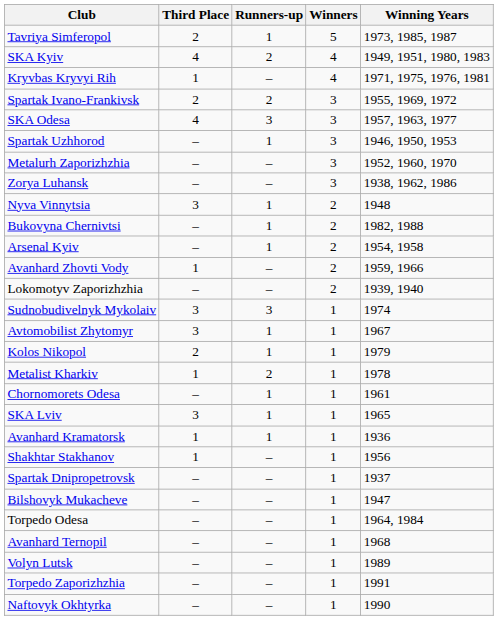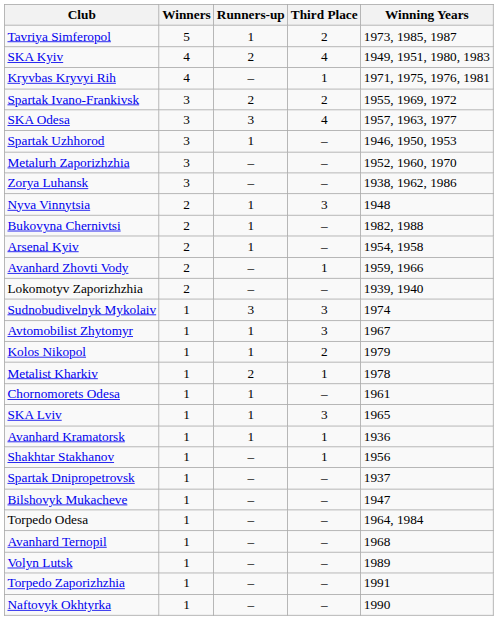columns swapped: (333, 15) <-> (196, 15)
